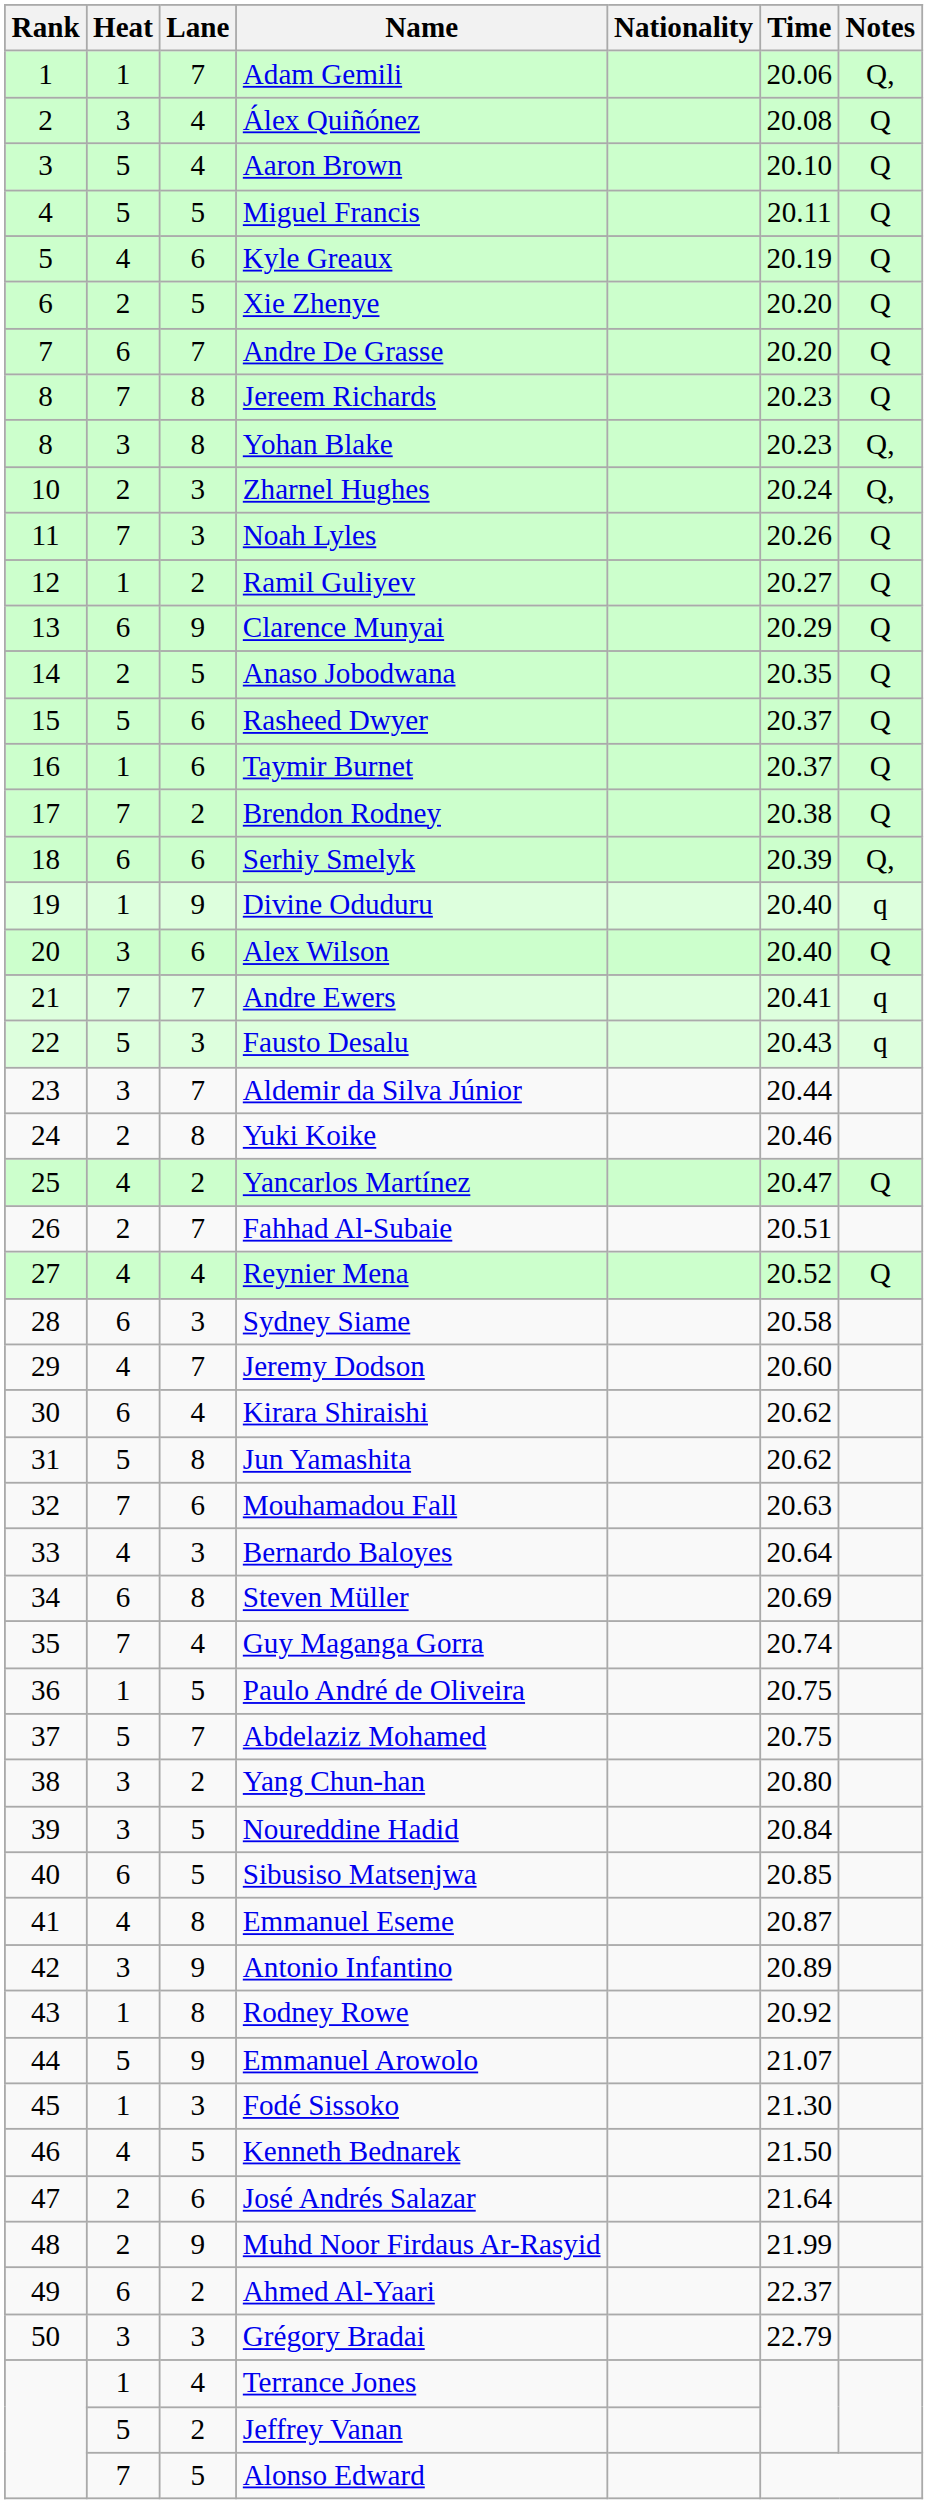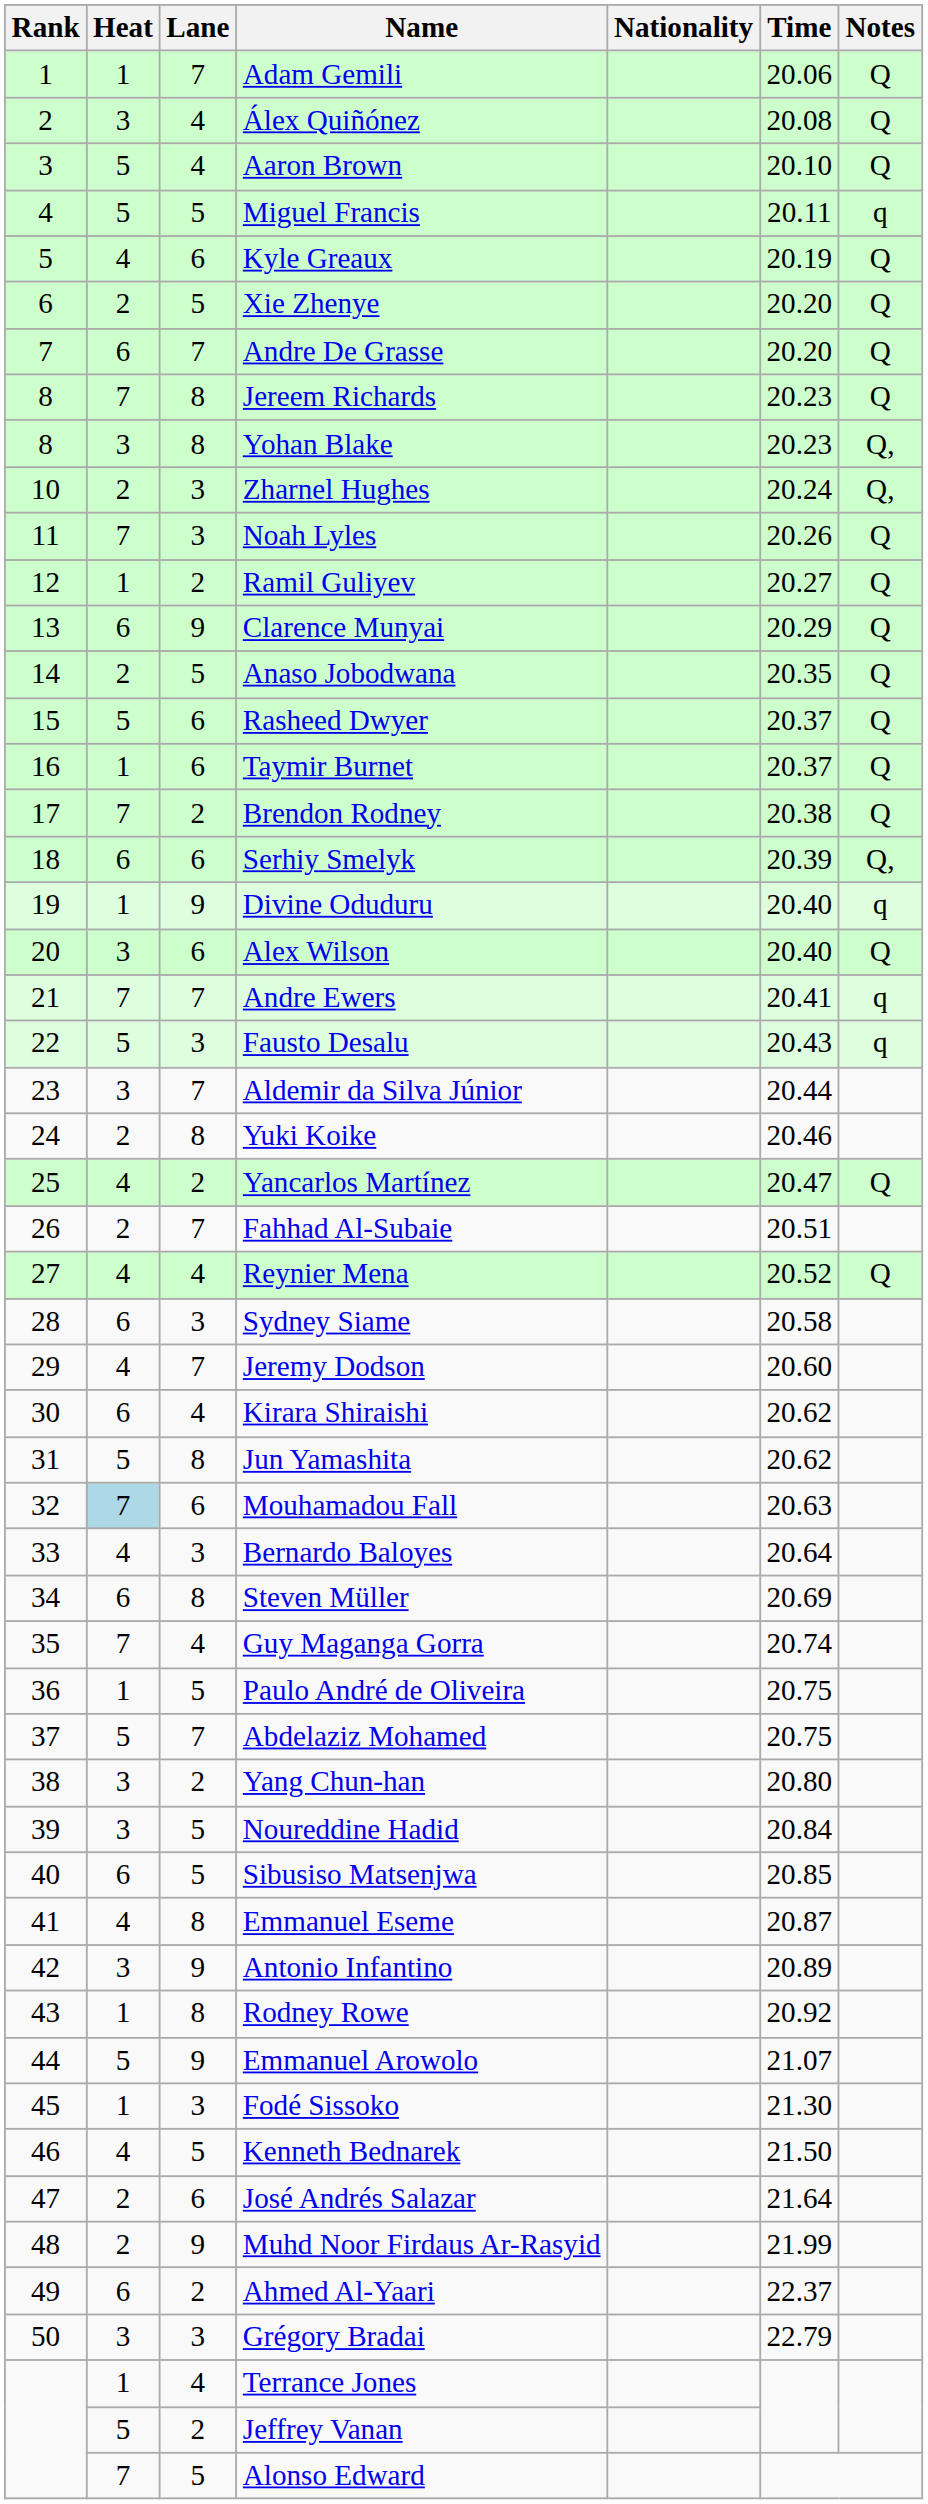(880, 73) Q, -> (880, 73) Q
(880, 212) Q -> (880, 212) q
(123, 1505) no background -> (123, 1505) lightblue background
